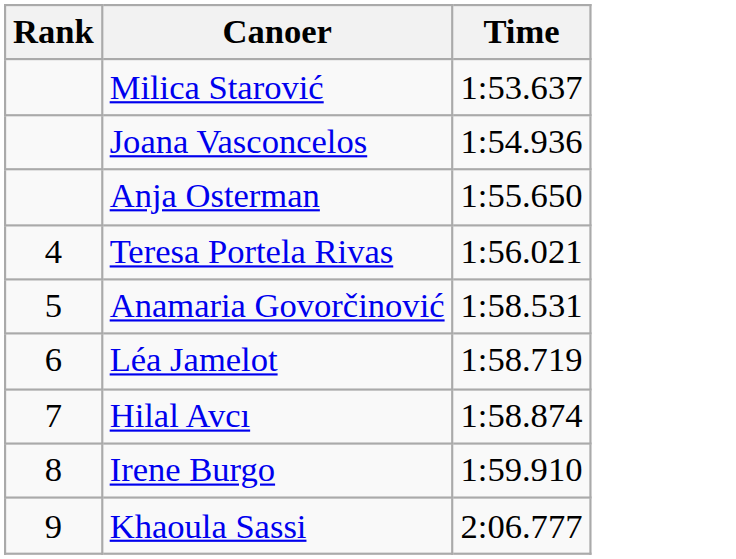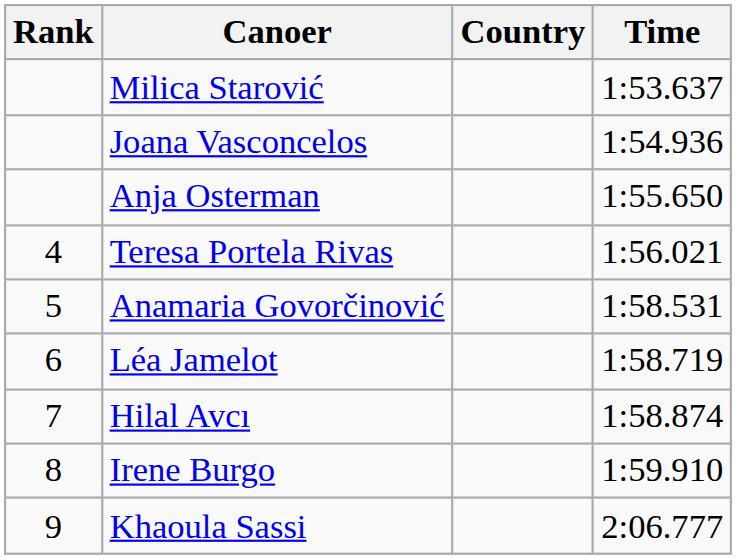+ column: (523, 31)
